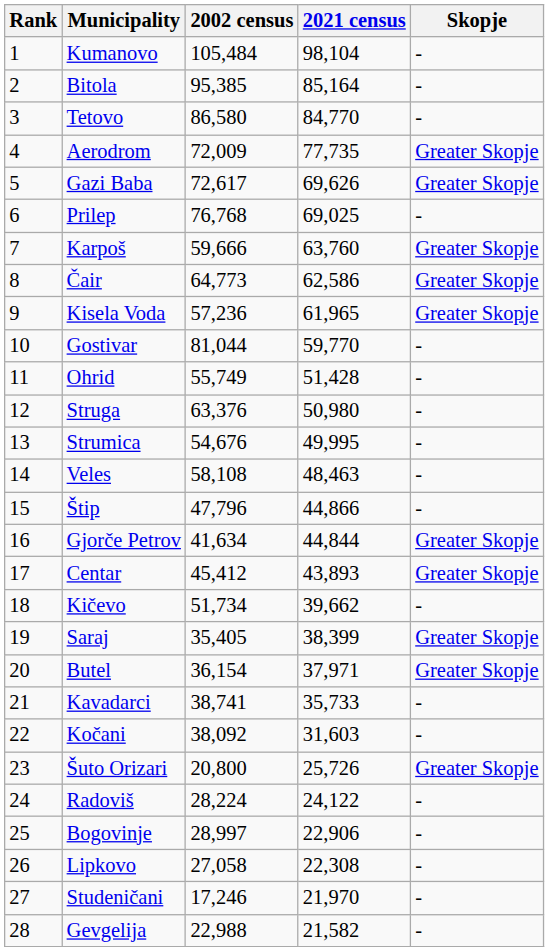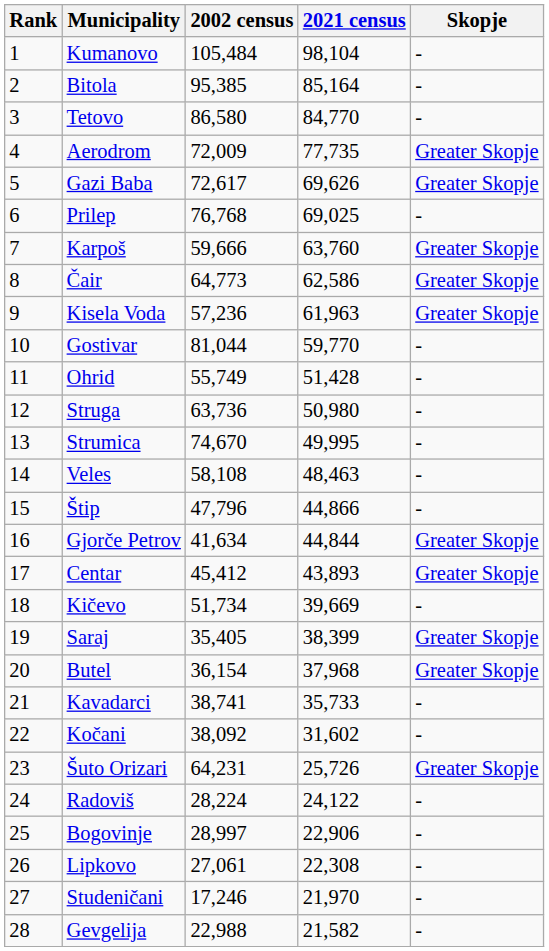(331, 313) 61,965 -> (331, 313) 61,963
(219, 410) 63,376 -> (219, 410) 63,736
(219, 442) 54,676 -> (219, 442) 74,670
(331, 605) 39,662 -> (331, 605) 39,669
(331, 670) 37,971 -> (331, 670) 37,968
(331, 735) 31,603 -> (331, 735) 31,602
(219, 767) 20,800 -> (219, 767) 64,231
(219, 865) 27,058 -> (219, 865) 27,061
